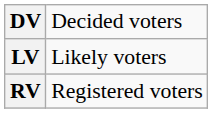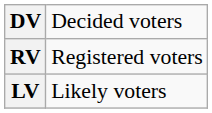rows swapped: (25, 56) <-> (25, 90)
